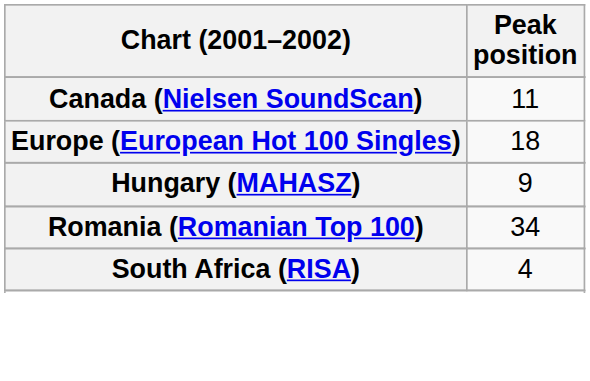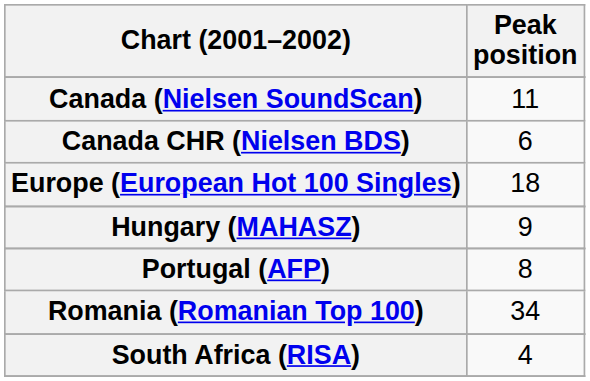+ row: (236, 141)
+ row: (236, 269)
